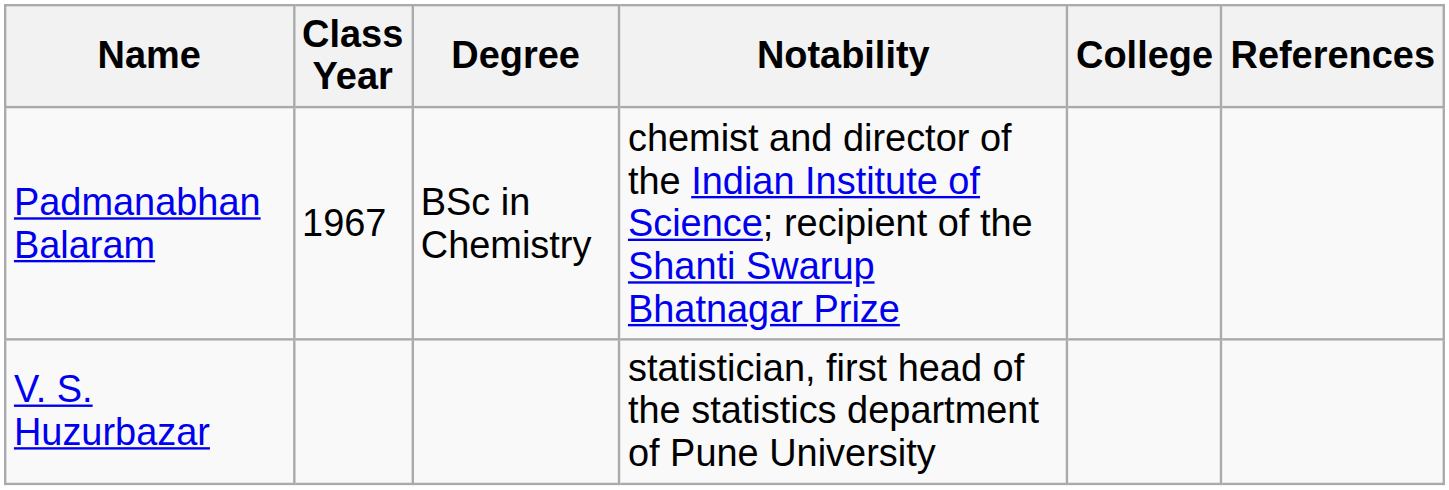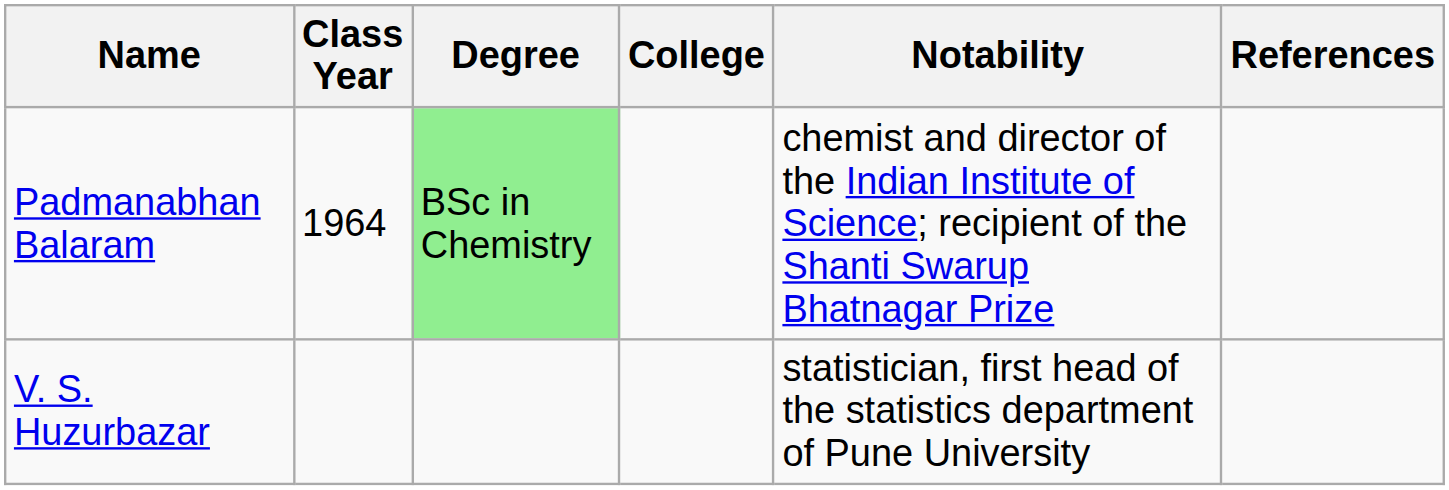columns swapped: (1145, 55) <-> (843, 55)
(344, 222) 1967 -> (344, 222) 1964
(506, 222) no background -> (506, 222) lightgreen background
